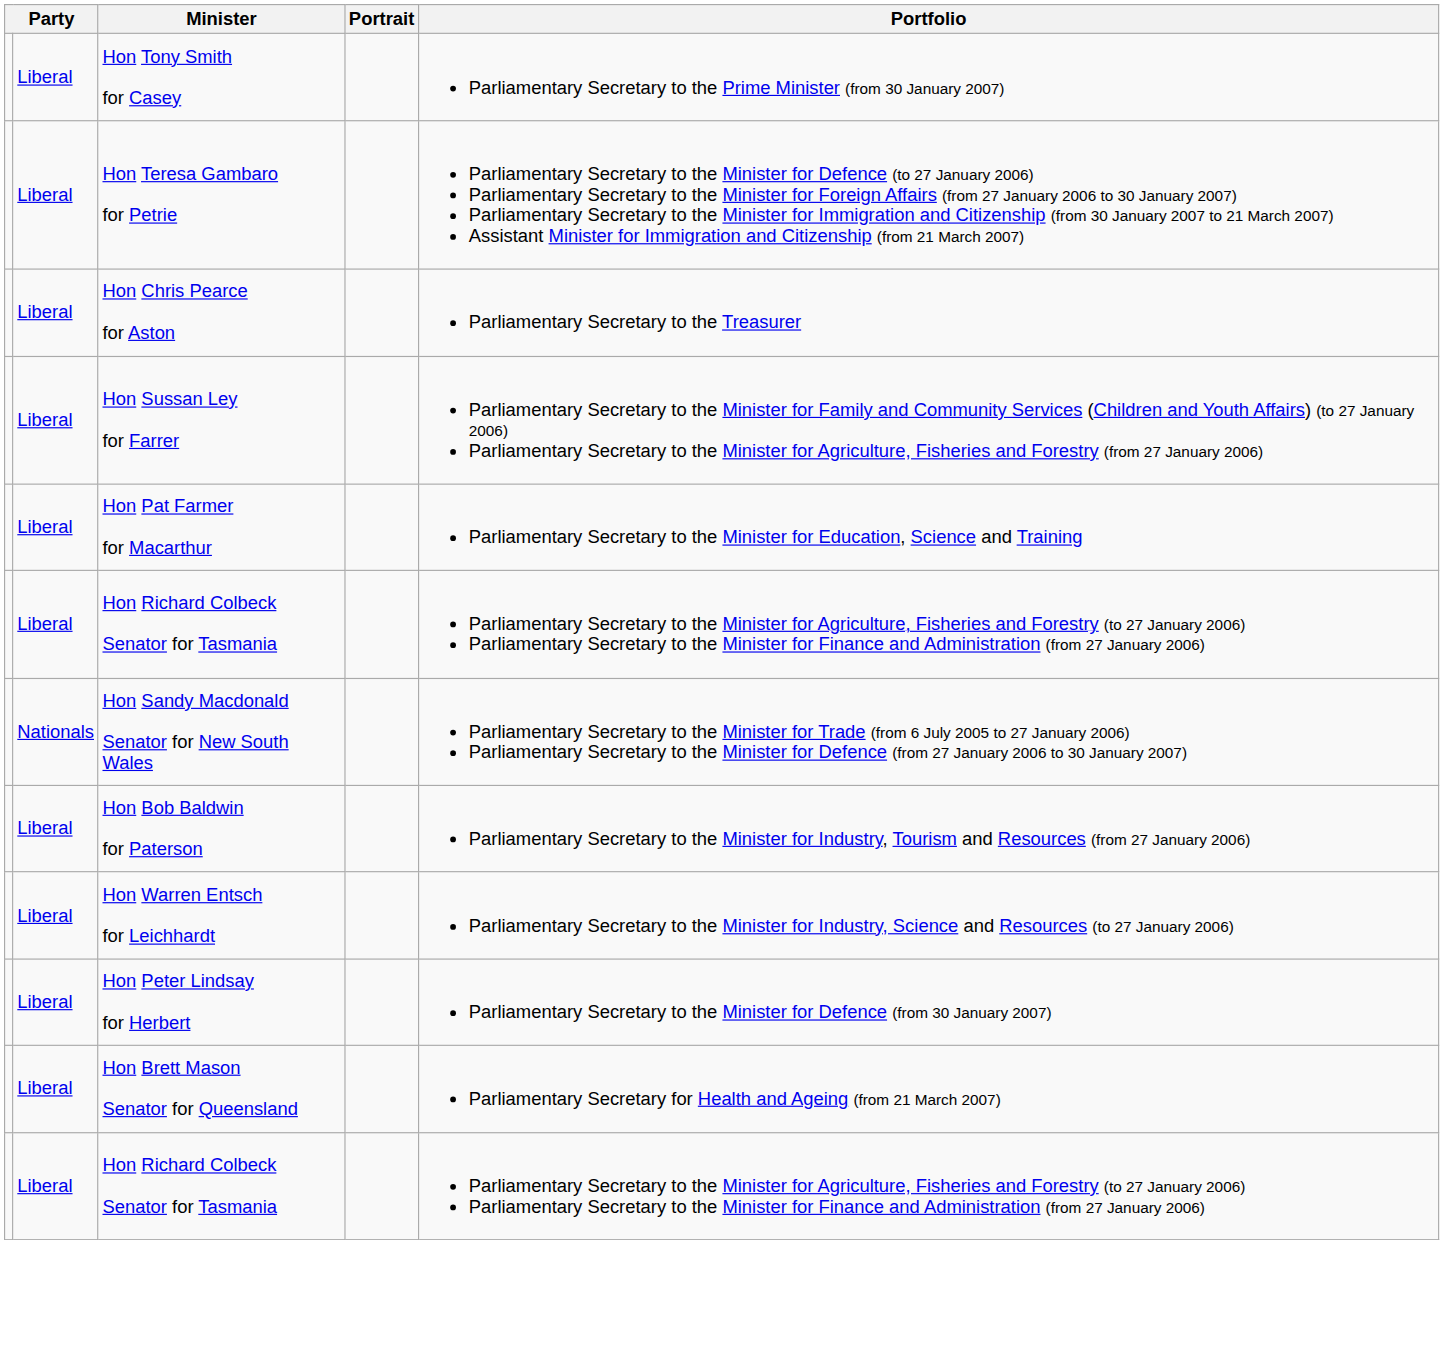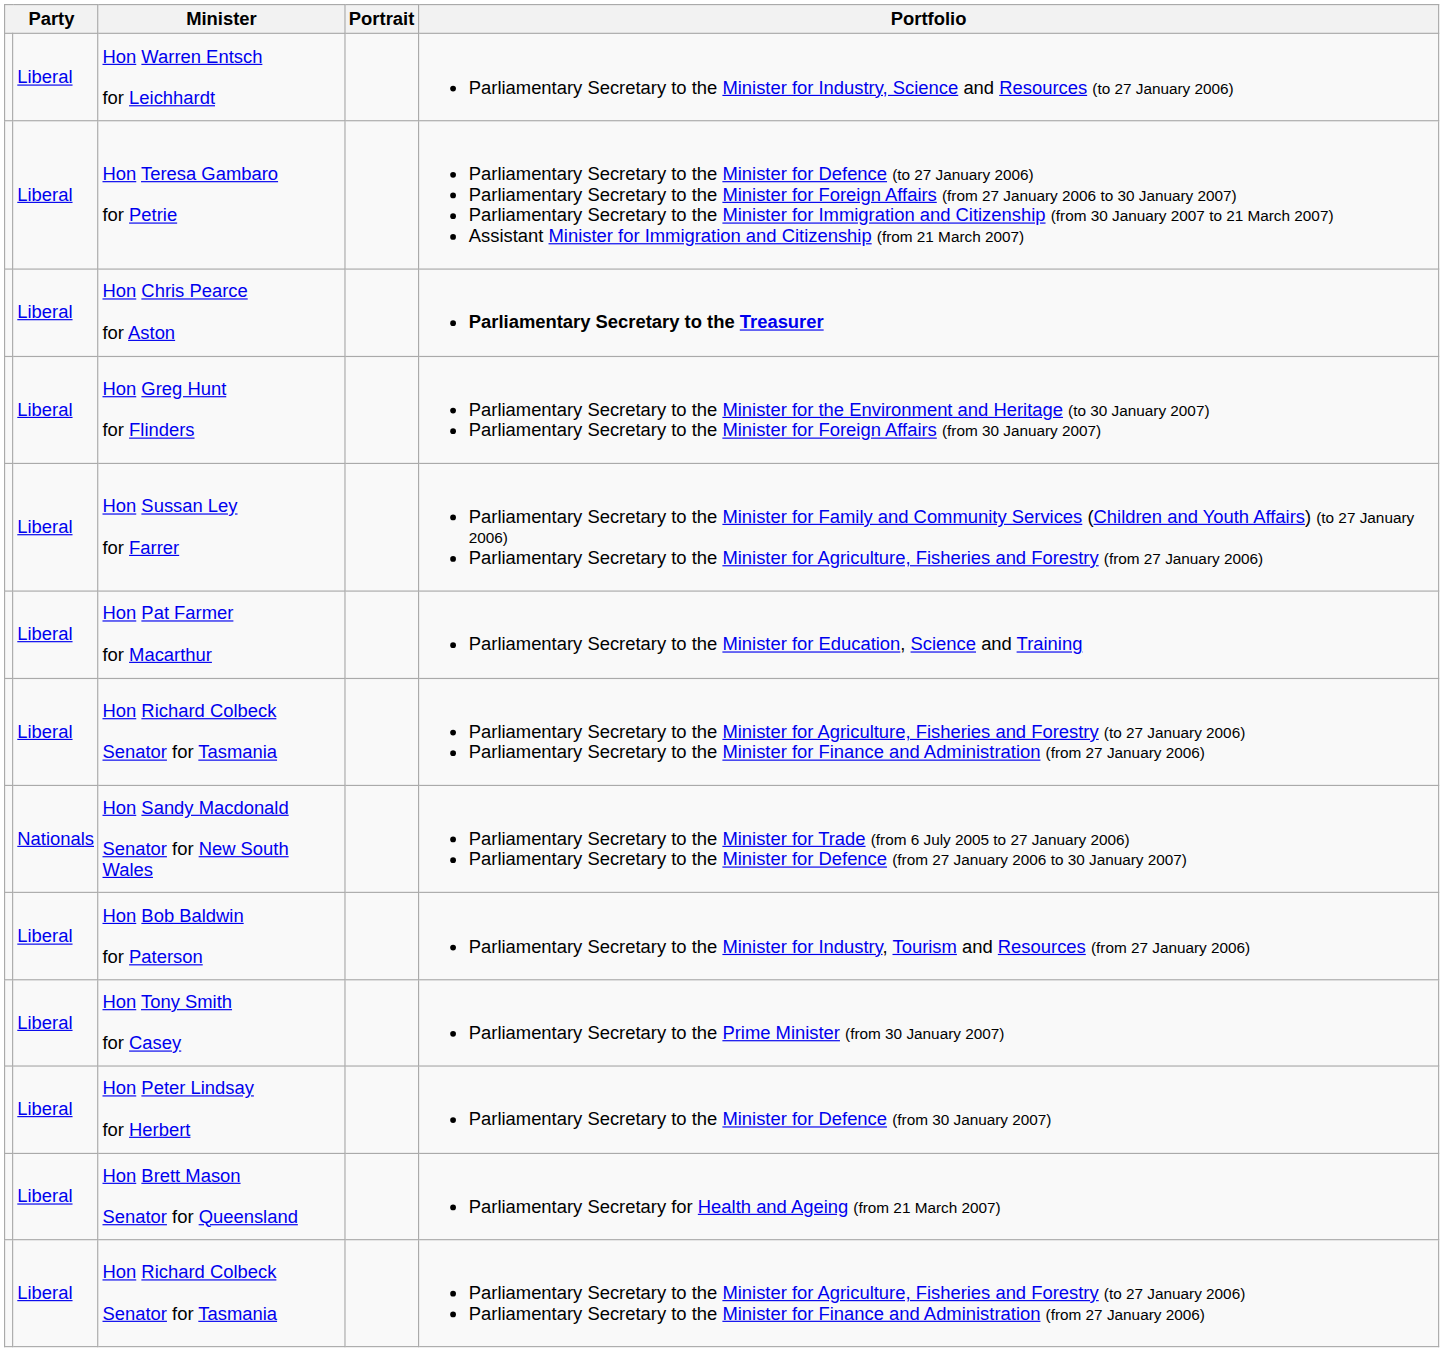rows swapped: (45, 915) <-> (45, 77)
(929, 323) normal -> (929, 323) bold
+ row: (45, 409)
